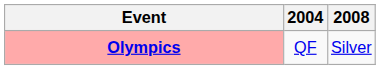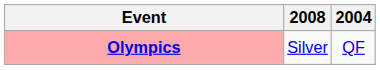columns swapped: (305, 18) <-> (351, 18)
